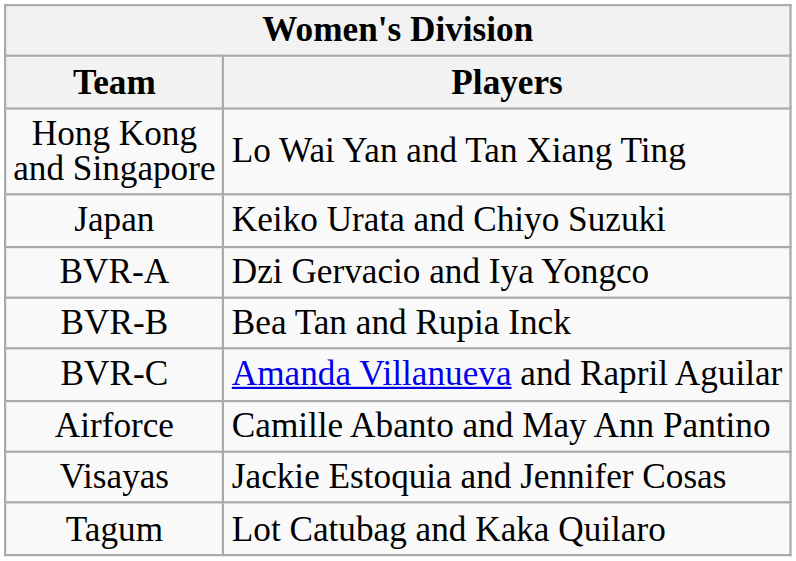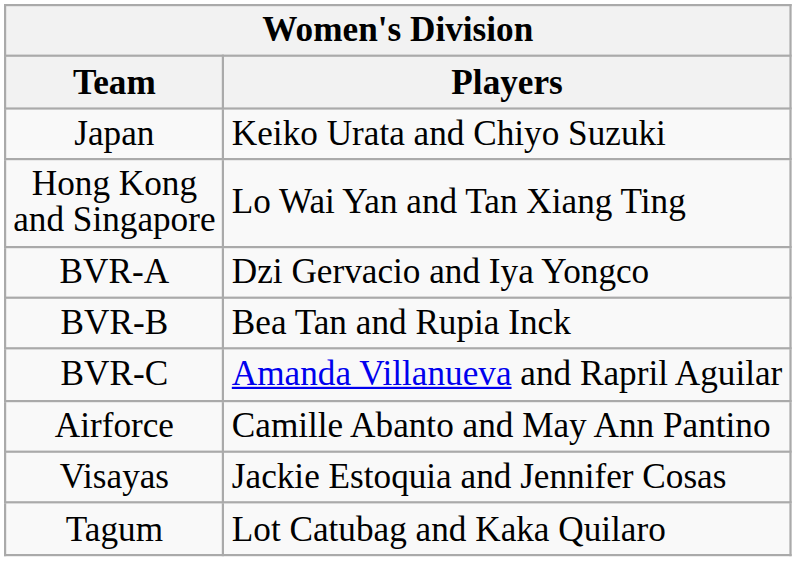rows swapped: (114, 219) <-> (114, 150)
